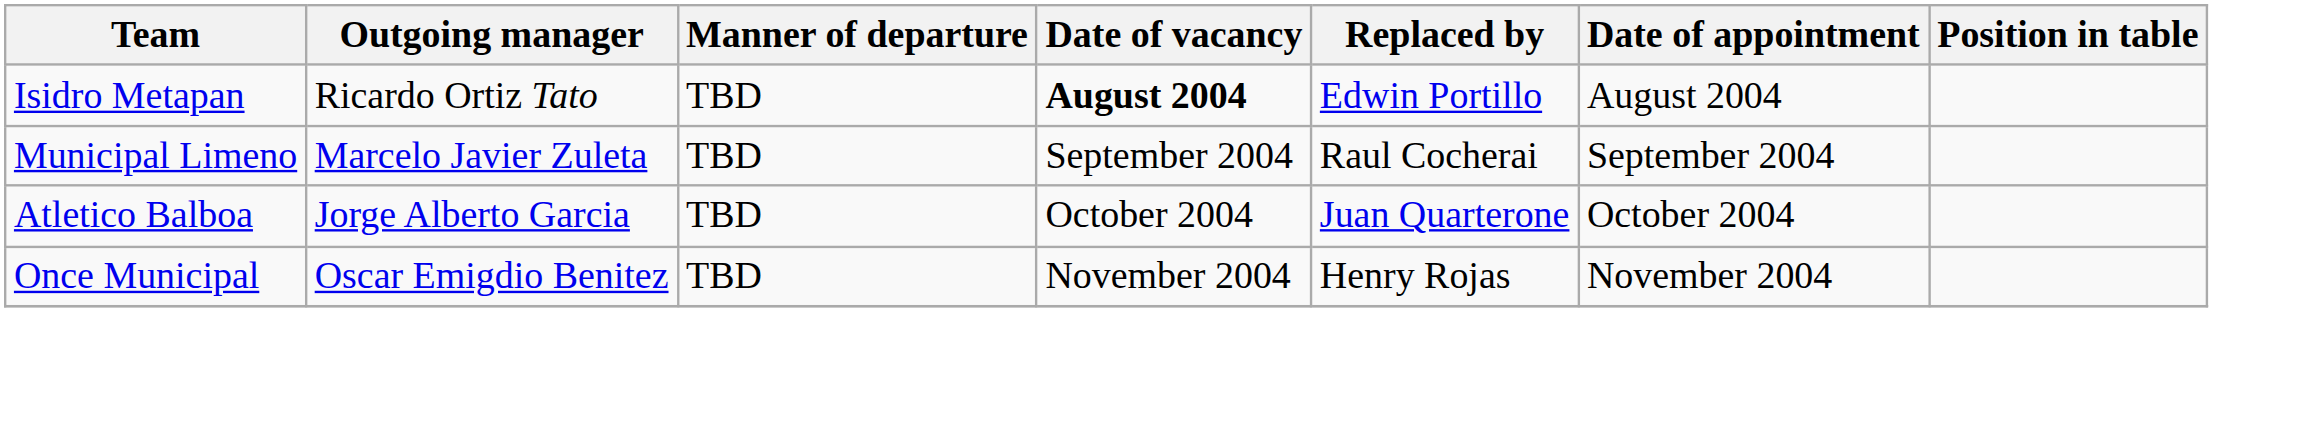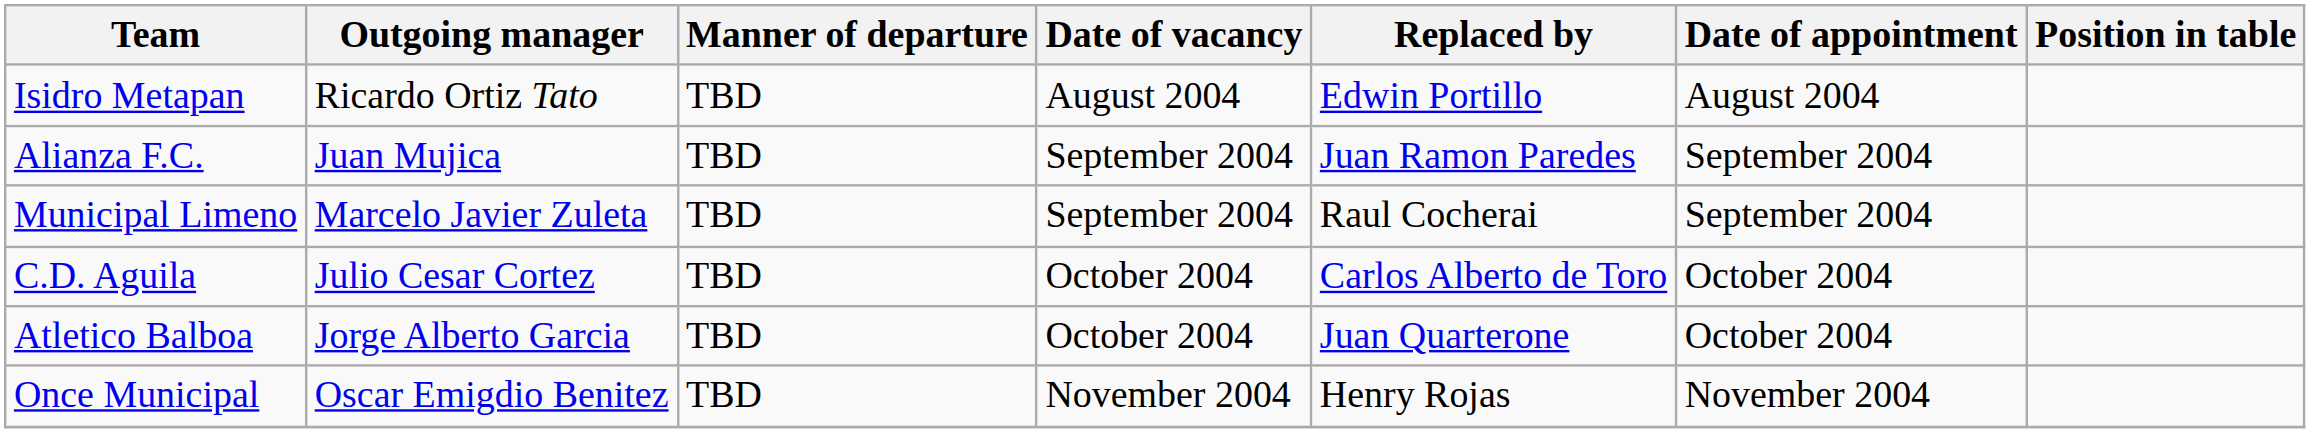(1146, 94) bold -> (1143, 94) normal
+ row: (109, 154)
+ row: (105, 275)
